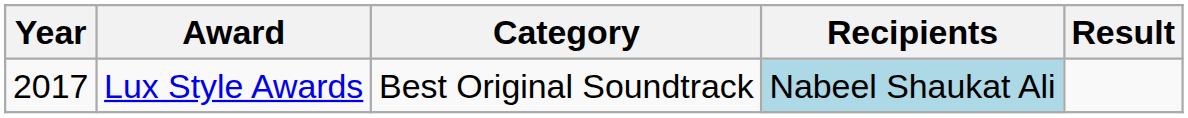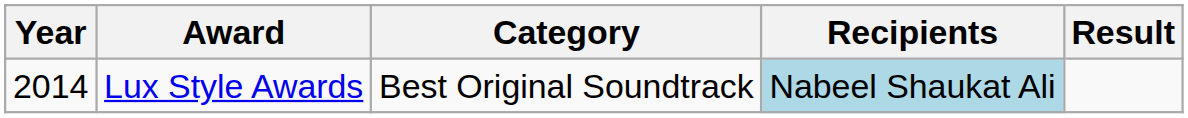(51, 86) 2017 -> (51, 86) 2014
